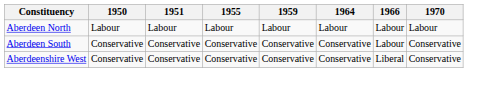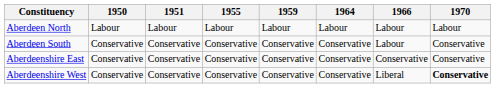+ row: (45, 59)
(435, 59) normal -> (460, 75) bold
